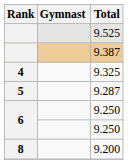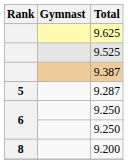+ row: (21, 34)
- row: (21, 72)
